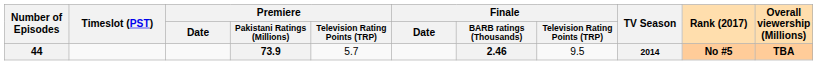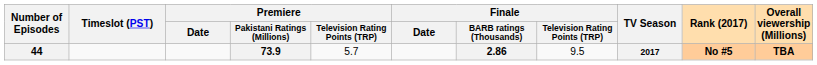(497, 51) 2.46 -> (497, 51) 2.86
(650, 52) 2014 -> (650, 52) 2017
